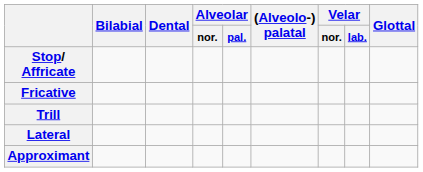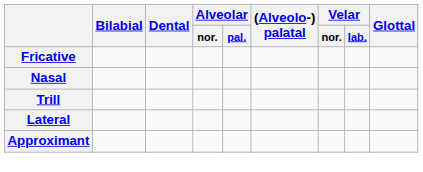- row: (48, 64)
+ row: (48, 78)
